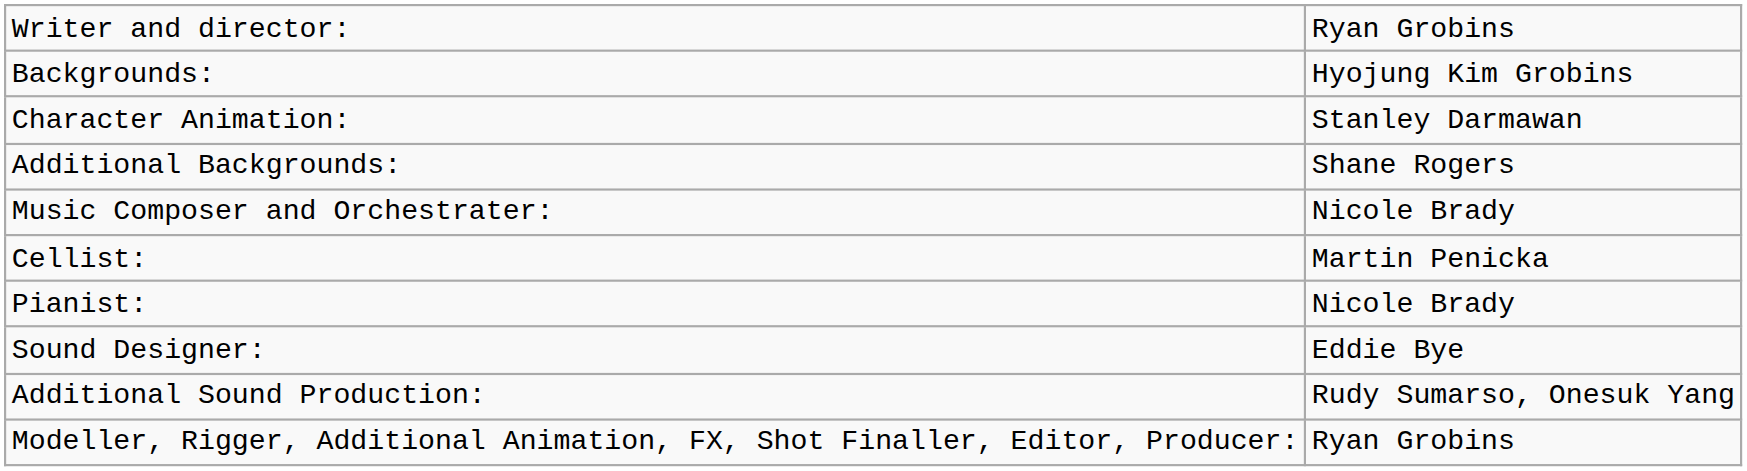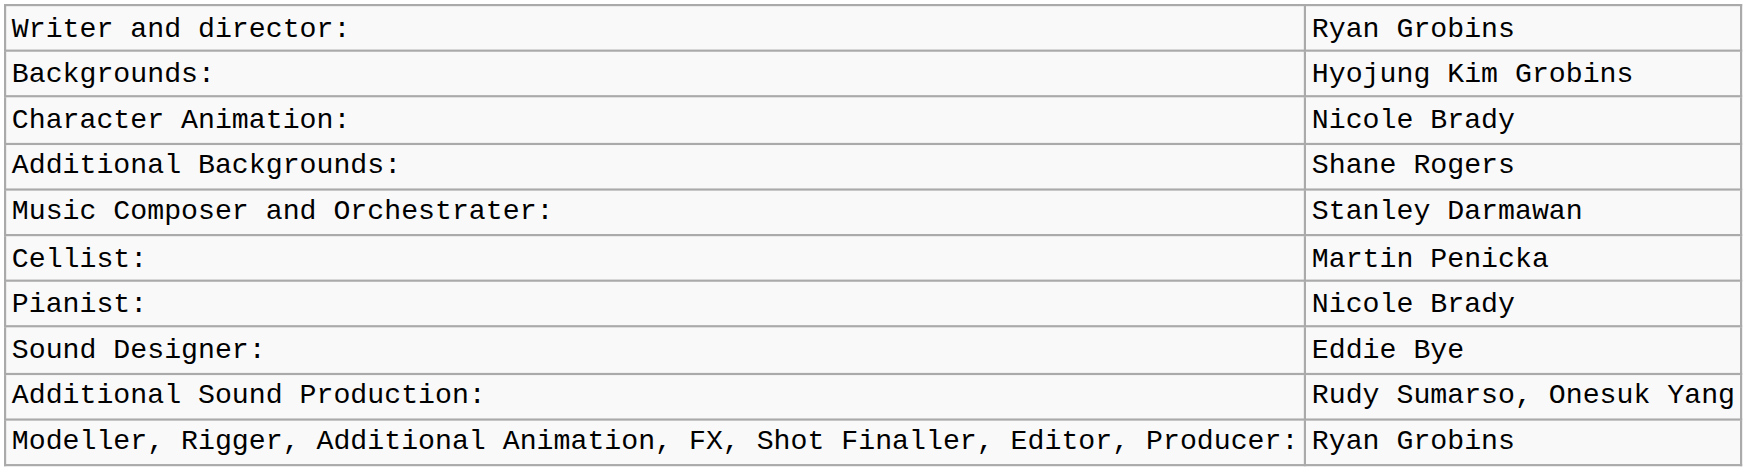(1447, 120) Stanley Darmawan -> (1413, 120) Nicole Brady
(1413, 212) Nicole Brady -> (1447, 212) Stanley Darmawan
